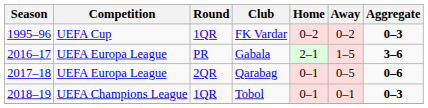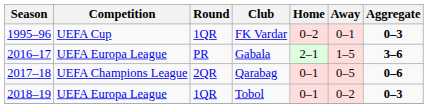(345, 34) 0–2 -> (345, 34) 0–1
(112, 73) UEFA Europa League -> (122, 73) UEFA Champions League
(122, 93) UEFA Champions League -> (112, 93) UEFA Europa League
(345, 93) 0–1 -> (345, 93) 0–2
